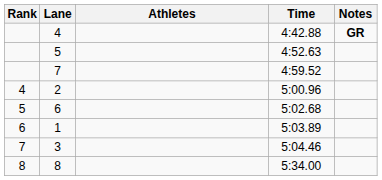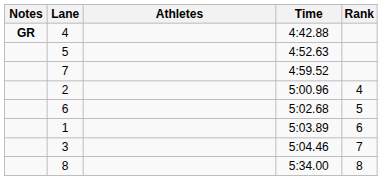columns swapped: (22, 14) <-> (356, 14)
